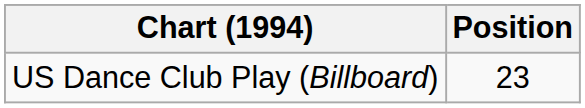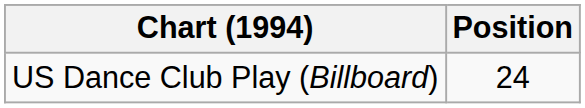(513, 77) 23 -> (513, 77) 24
